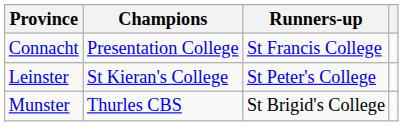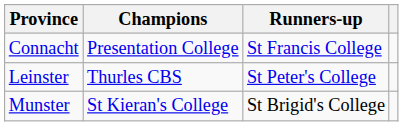(158, 76) St Kieran's College -> (134, 76) Thurles CBS
(134, 105) Thurles CBS -> (158, 105) St Kieran's College
